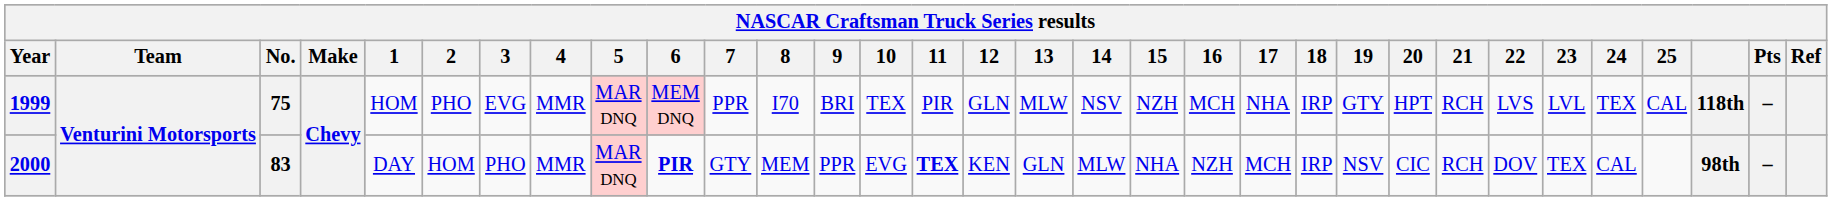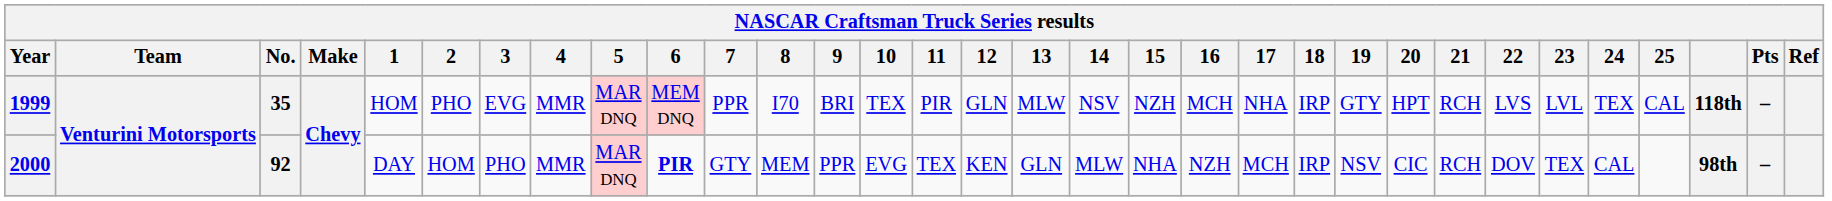(281, 104) 75 -> (281, 104) 35
(281, 165) 83 -> (281, 165) 92
(937, 165) bold -> (936, 165) normal
